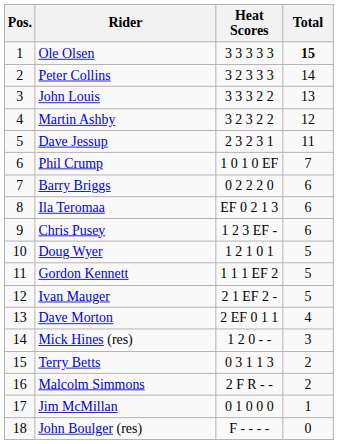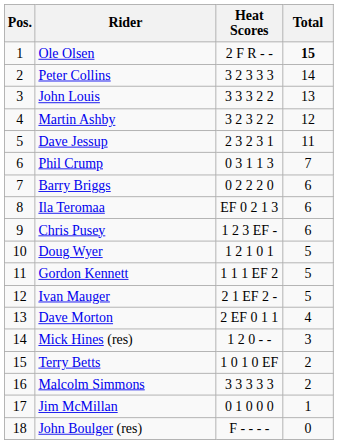(249, 53) 3 3 3 3 3 -> (249, 53) 2 F R - -
(249, 163) 1 0 1 0 EF -> (249, 163) 0 3 1 1 3
(249, 362) 0 3 1 1 3 -> (249, 362) 1 0 1 0 EF
(249, 384) 2 F R - - -> (249, 384) 3 3 3 3 3
